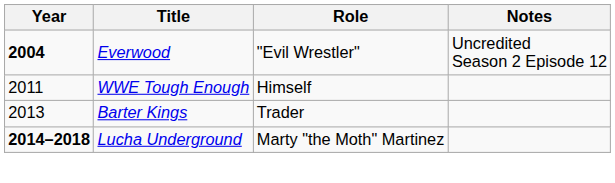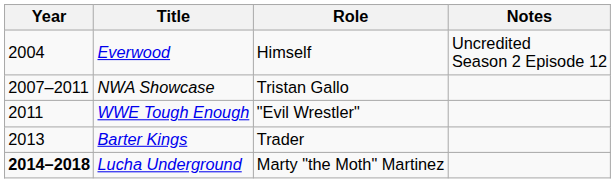(26, 52) bold -> (26, 52) normal
(308, 52) "Evil Wrestler" -> (284, 52) Himself
+ row: (156, 87)
(284, 87) Himself -> (308, 113) "Evil Wrestler"
